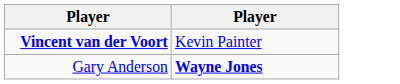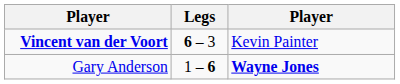+ column: (200, 16)
